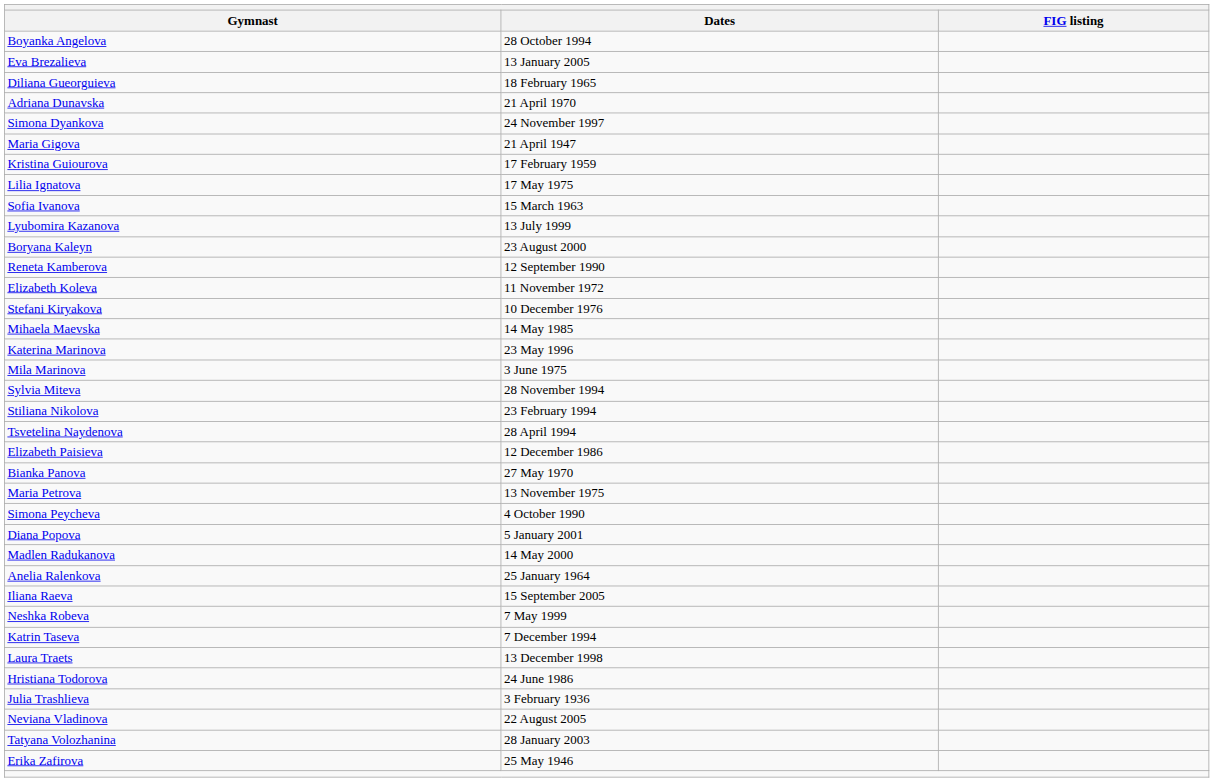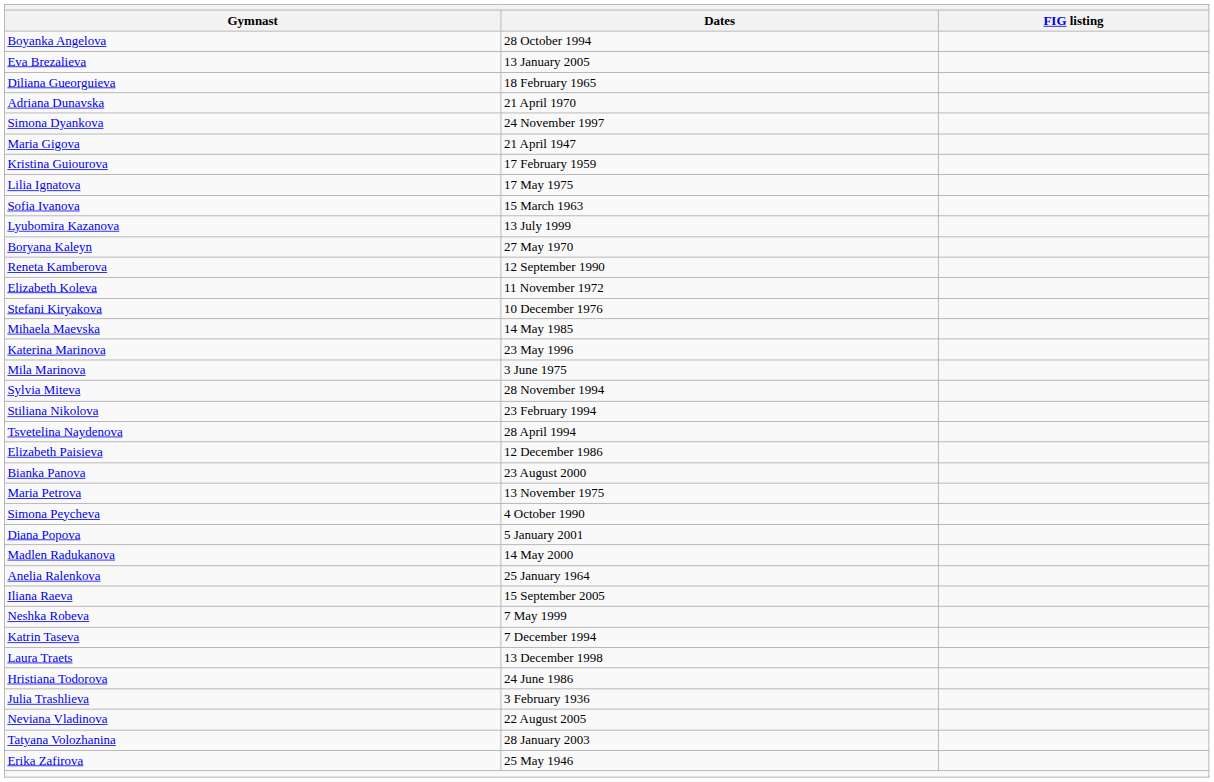(545, 246) 23 August 2000 -> (539, 246) 27 May 1970
(539, 472) 27 May 1970 -> (545, 472) 23 August 2000
